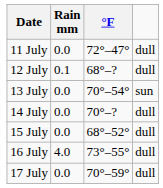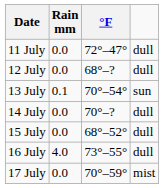(62, 70) 0.1 -> (60, 70) 0.0
(62, 91) 0.0 -> (60, 91) 0.1
(145, 173) dull -> (144, 173) mist
